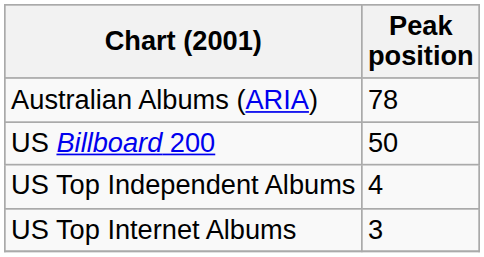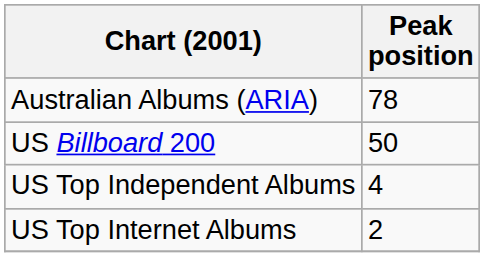(376, 229) 3 -> (376, 229) 2
